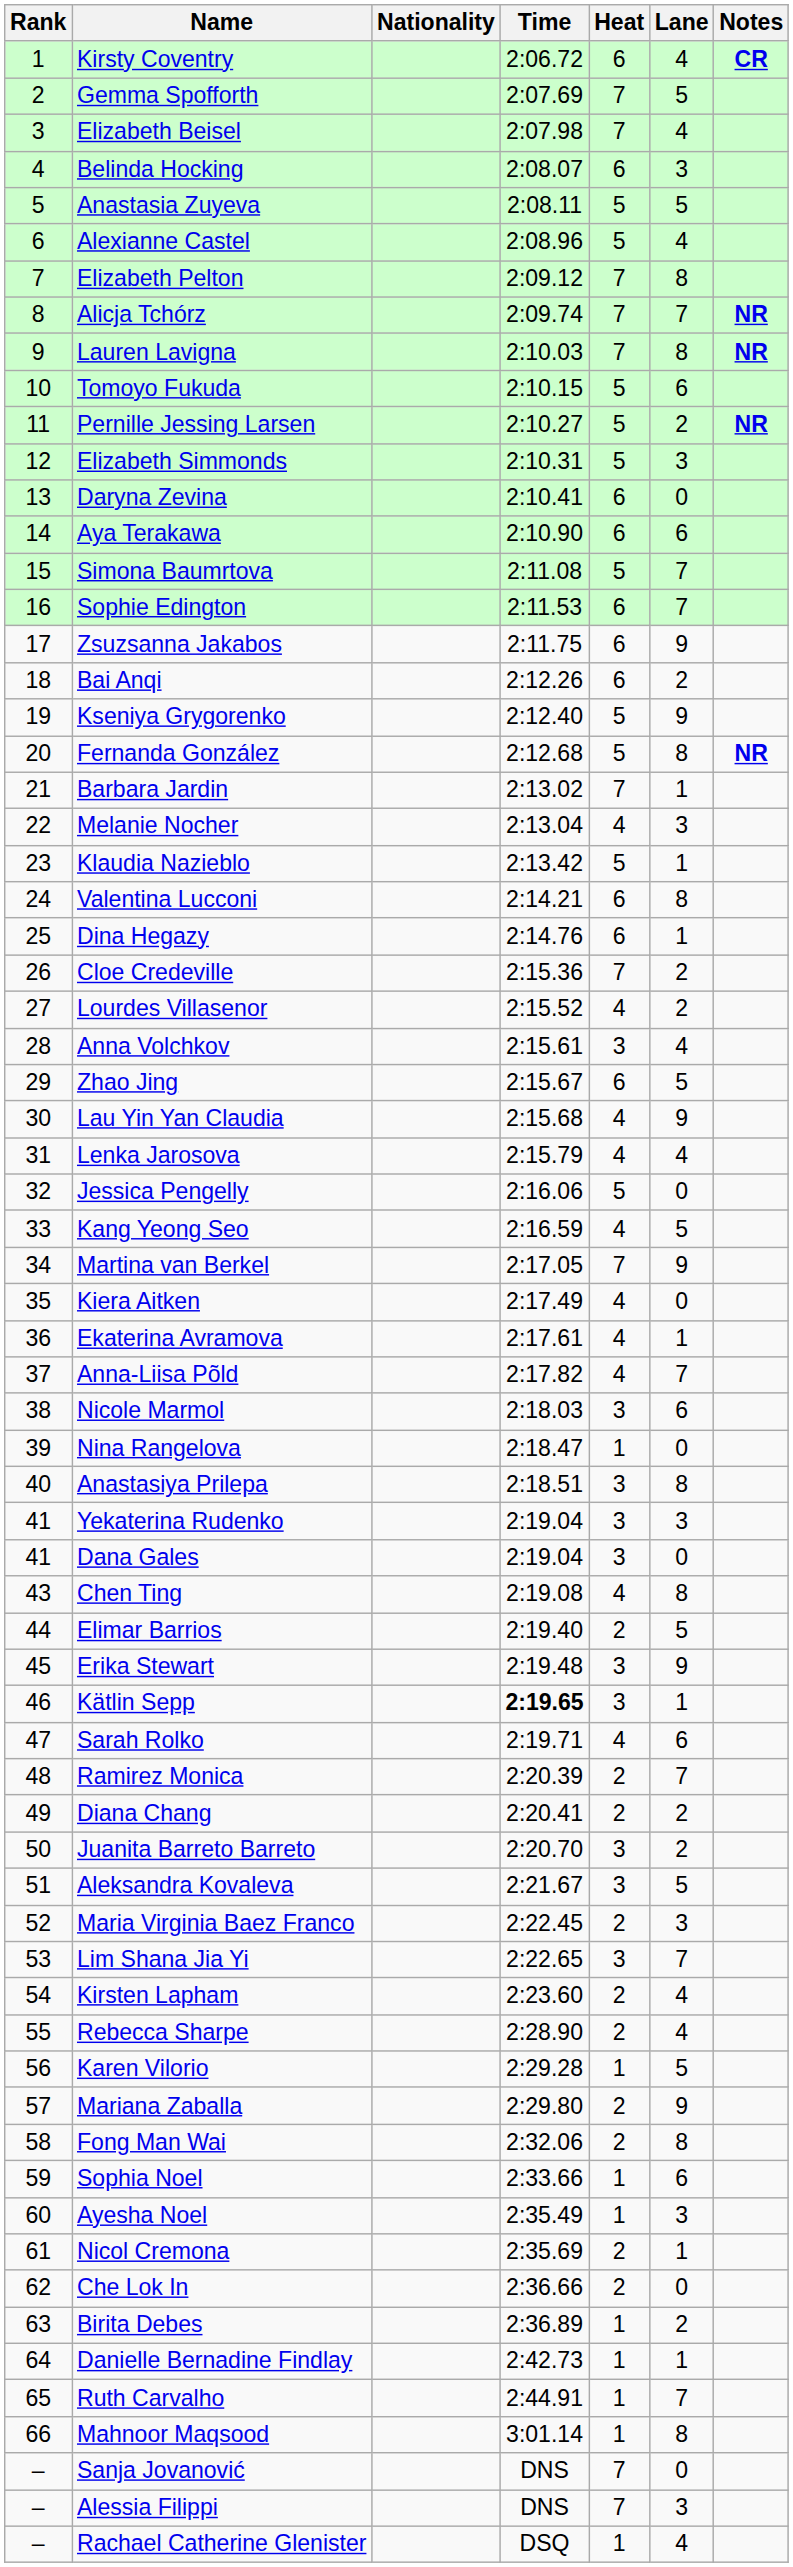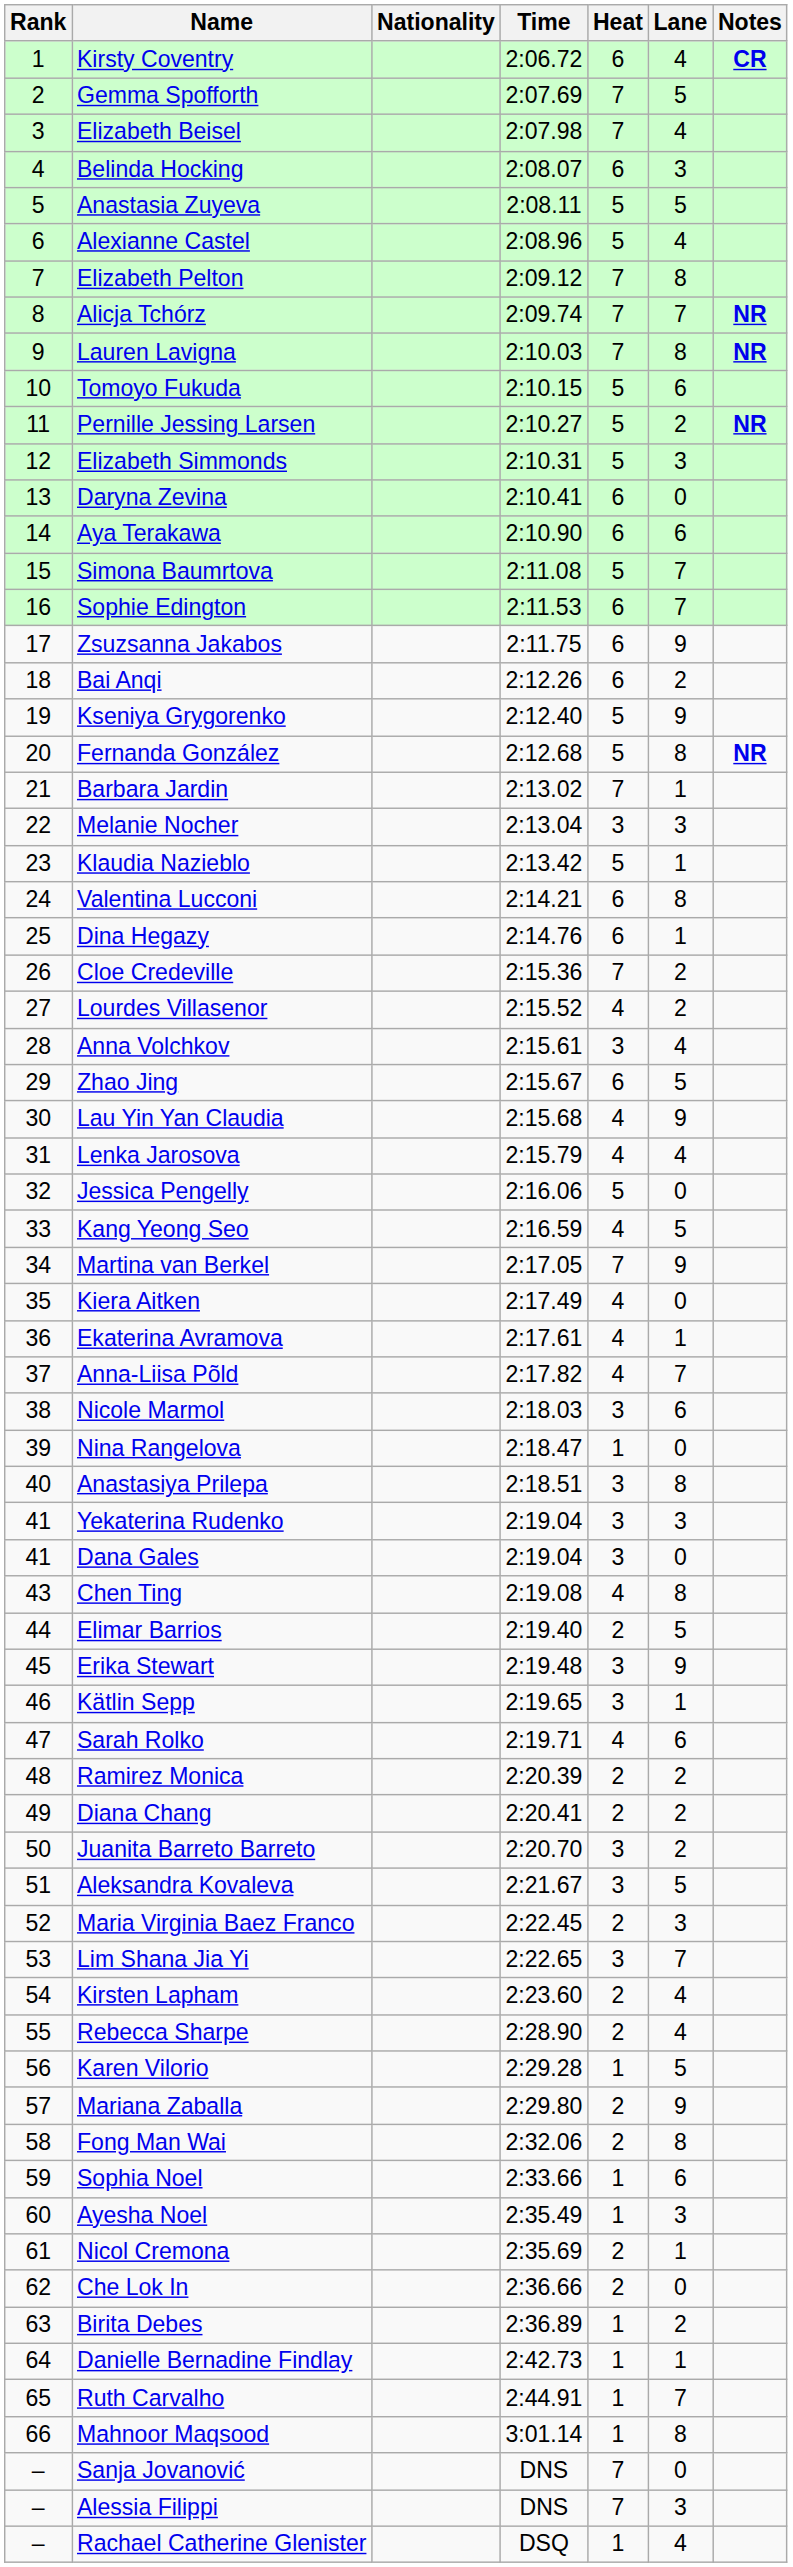(619, 826) 4 -> (618, 826) 3
(545, 1703) bold -> (544, 1703) normal
(682, 1776) 7 -> (680, 1776) 2
